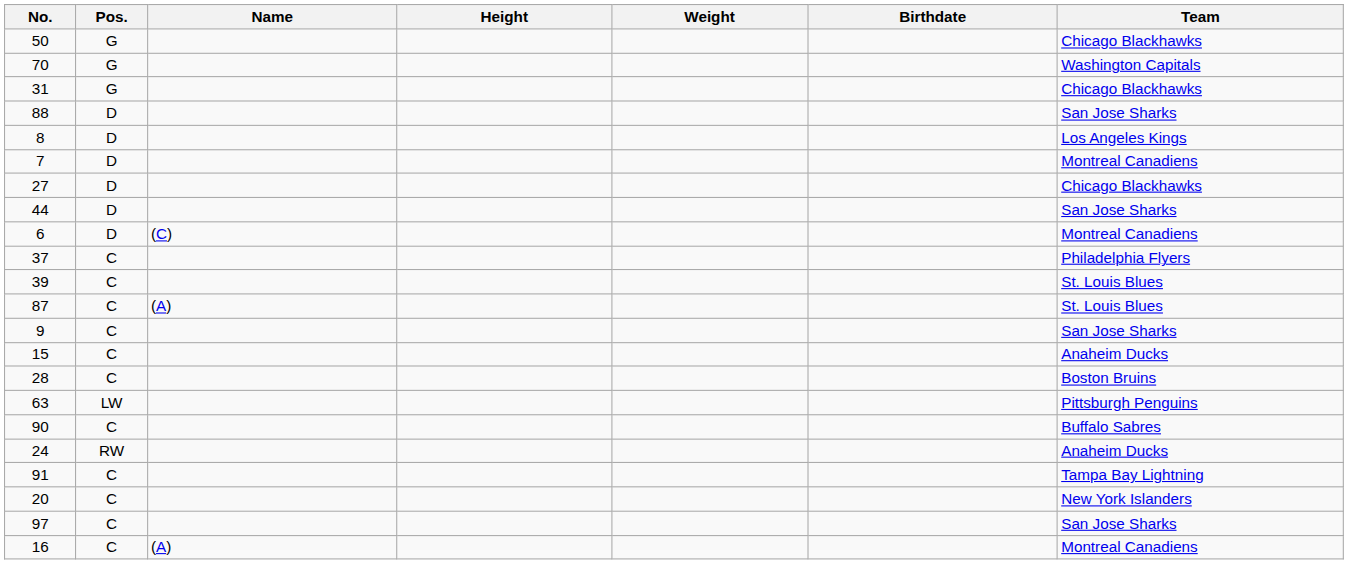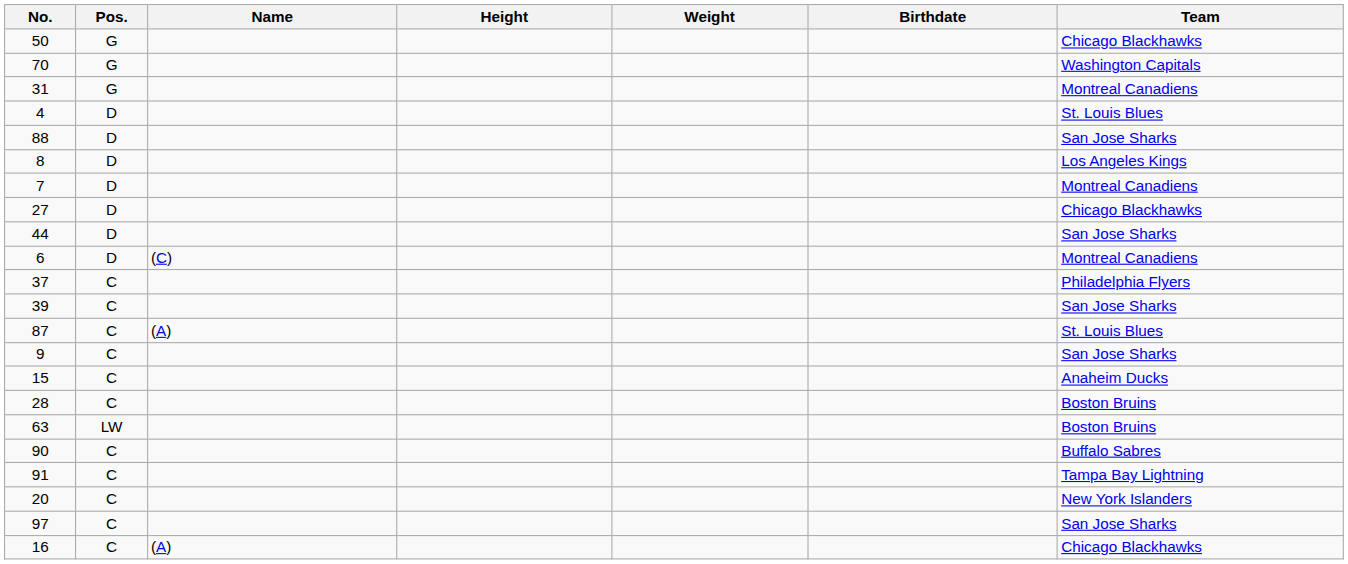(1132, 89) Chicago Blackhawks -> (1129, 89) Montreal Canadiens
+ row: (40, 113)
(1112, 282) St. Louis Blues -> (1119, 306) San Jose Sharks
(1129, 403) Pittsburgh Penguins -> (1109, 427) Boston Bruins
- row: (40, 451)
(1129, 548) Montreal Canadiens -> (1132, 548) Chicago Blackhawks
